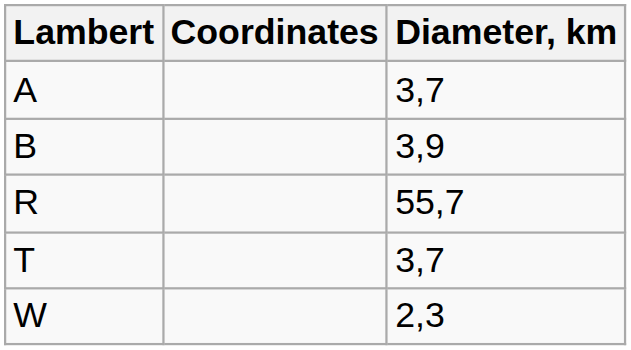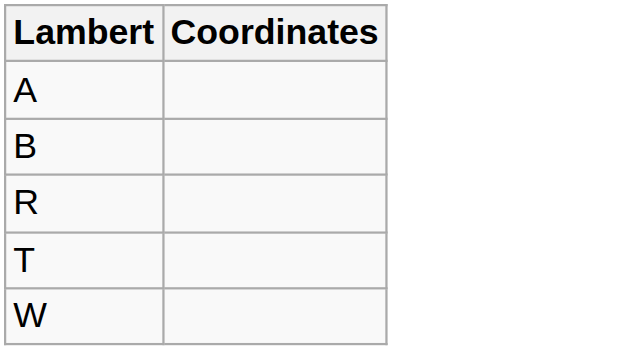- column: (506, 32)
